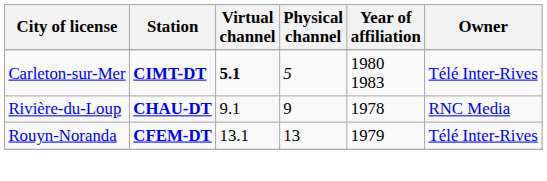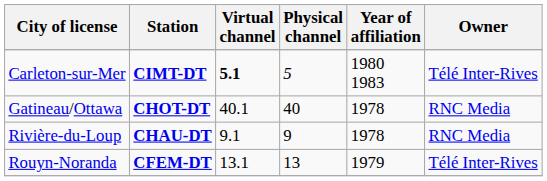+ row: (65, 108)
